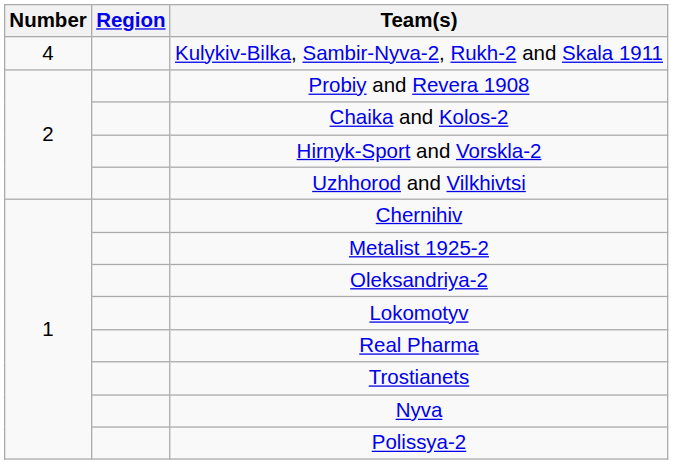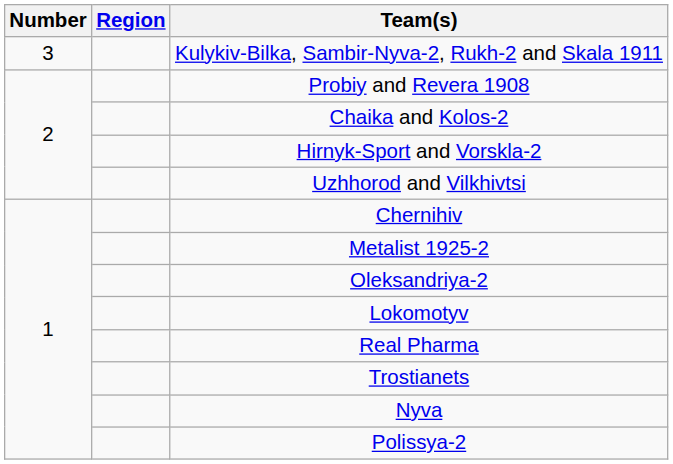(48, 53) 4 -> (48, 53) 3
